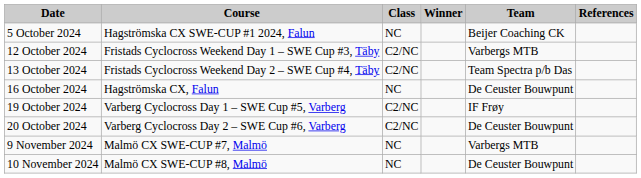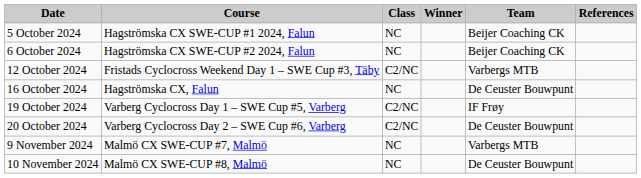+ row: (44, 51)
- row: (47, 70)
